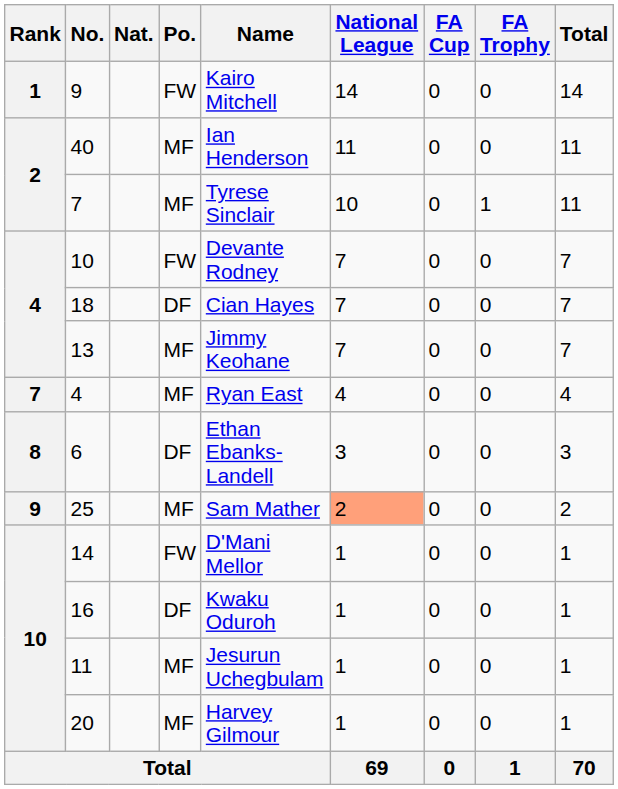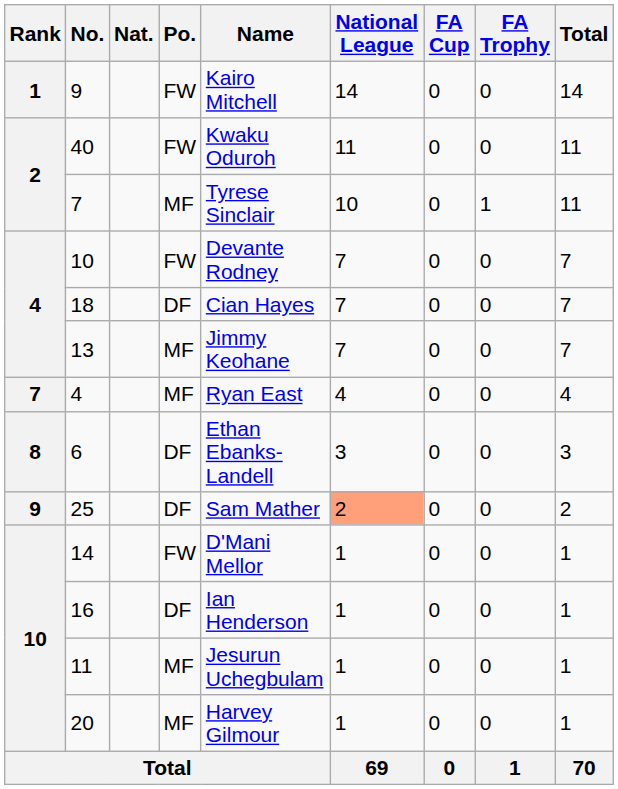(179, 147) MF -> (180, 147) FW
(257, 147) Ian Henderson -> (241, 147) Kwaku Oduroh
(179, 508) MF -> (177, 508) DF
(241, 610) Kwaku Oduroh -> (257, 610) Ian Henderson
